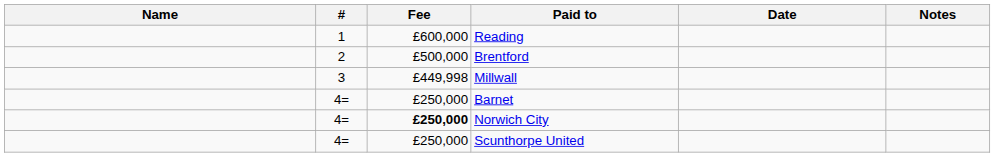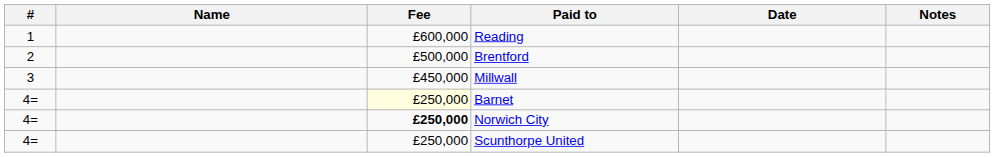columns swapped: (341, 15) <-> (160, 15)
(440, 78) £449,998 -> (440, 78) £450,000
(440, 99) no background -> (440, 99) lightyellow background
